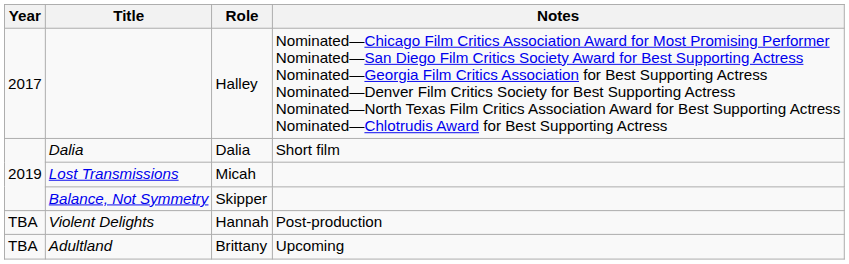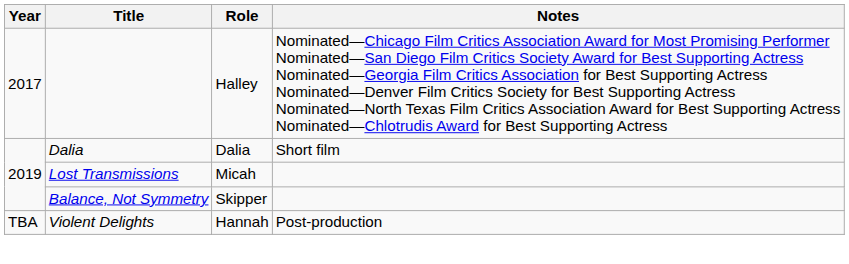- row: (80, 246)
